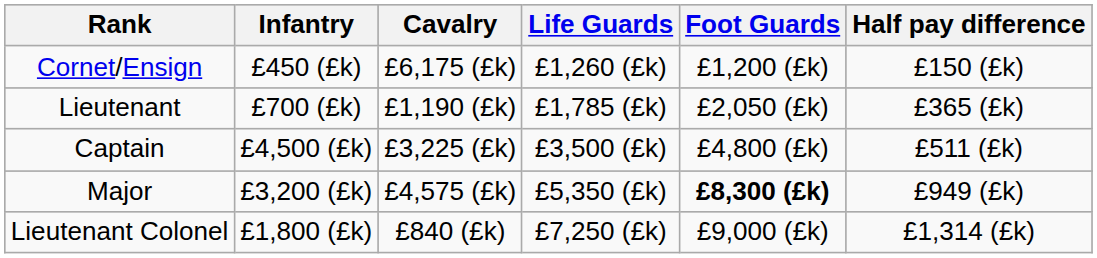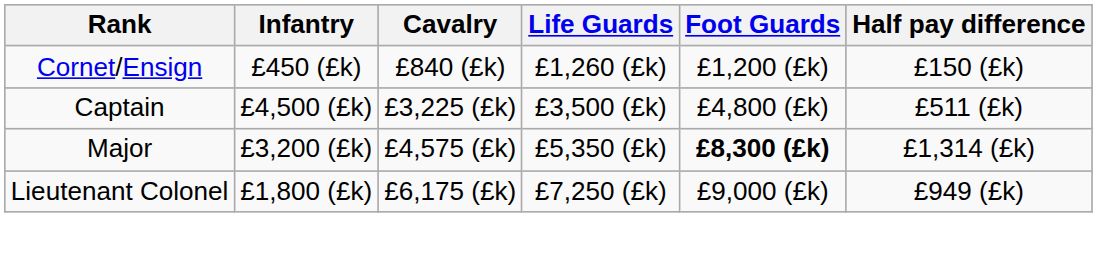(450, 66) £6,175 (£k) -> (450, 66) £840 (£k)
- row: (120, 107)
(969, 190) £949 (£k) -> (969, 149) £1,314 (£k)
(450, 231) £840 (£k) -> (450, 190) £6,175 (£k)
(969, 231) £1,314 (£k) -> (969, 190) £949 (£k)
